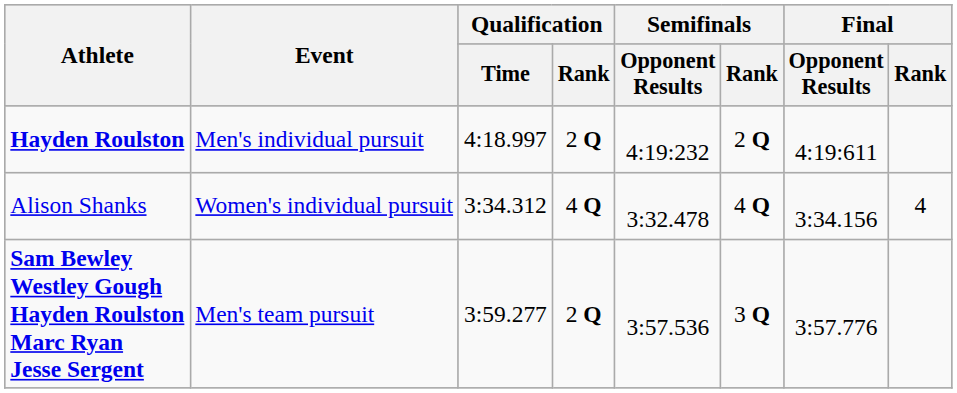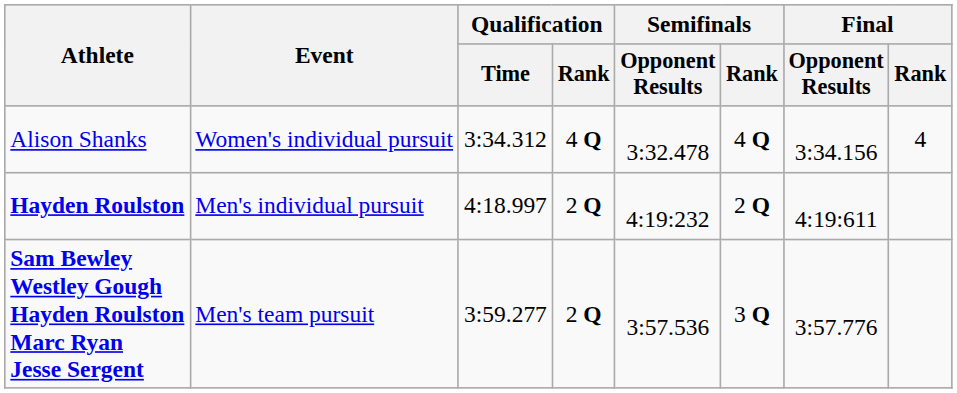rows swapped: (97, 139) <-> (78, 205)
